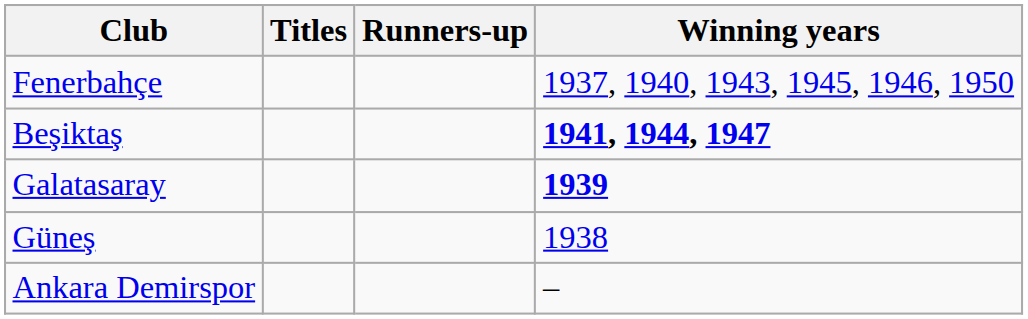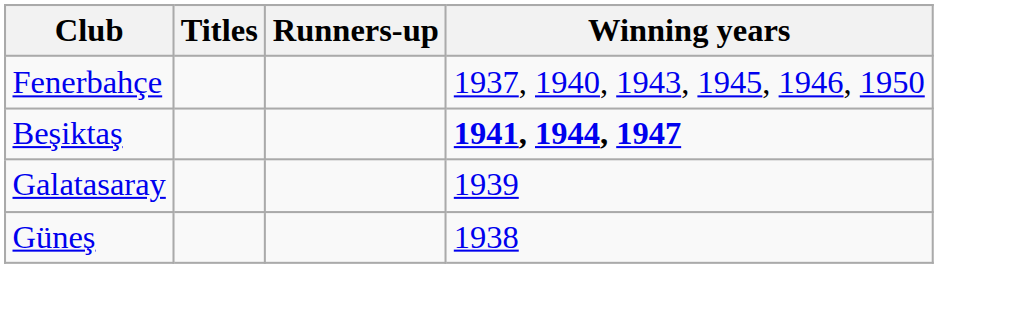(576, 184) bold -> (486, 184) normal
- row: (134, 287)
